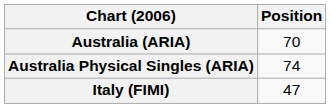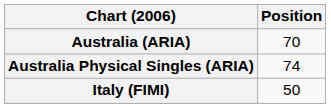(292, 90) 47 -> (292, 90) 50
